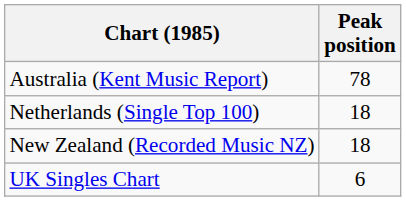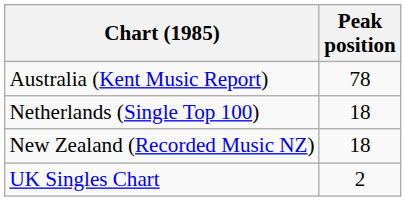(360, 178) 6 -> (360, 178) 2
